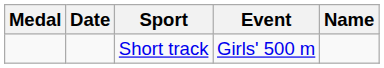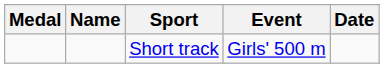columns swapped: (349, 19) <-> (90, 19)
